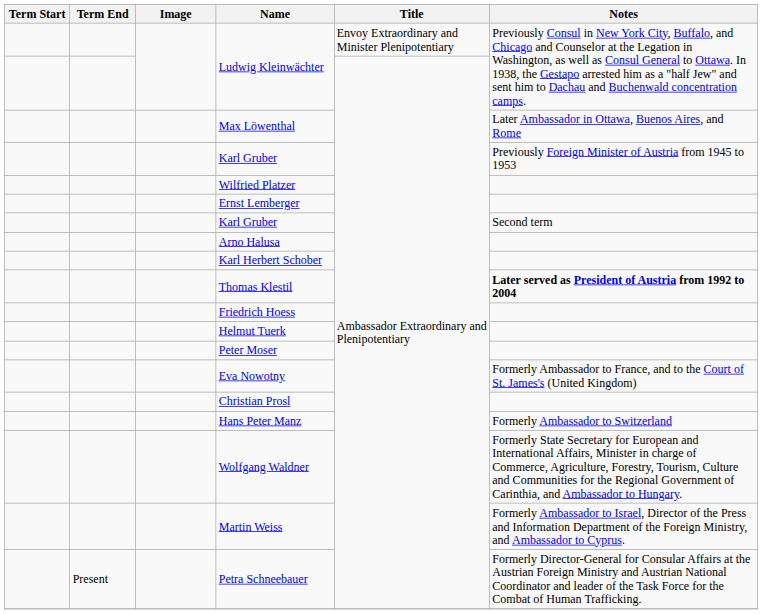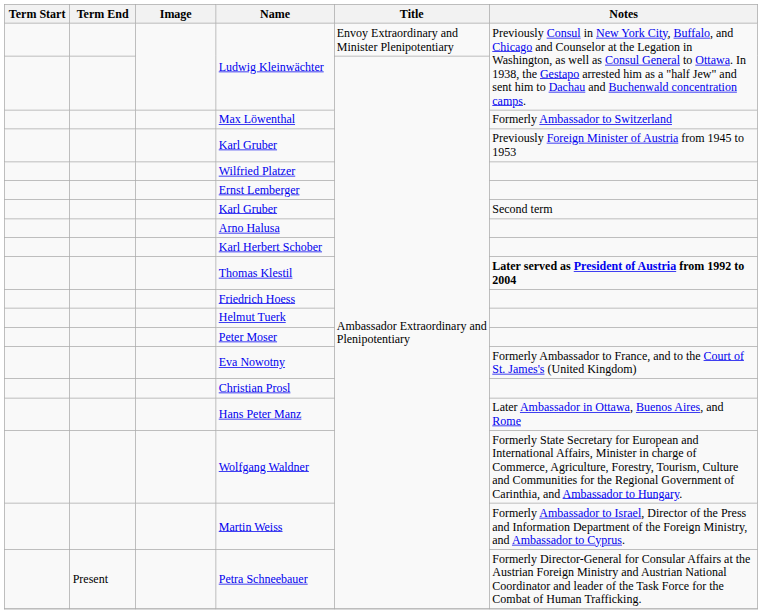(608, 126) Later Ambassador in Ottawa, Buenos Aires, and Rome -> (582, 119) Formerly Ambassador to Switzerland
(582, 420) Formerly Ambassador to Switzerland -> (608, 414) Later Ambassador in Ottawa, Buenos Aires, and Rome
